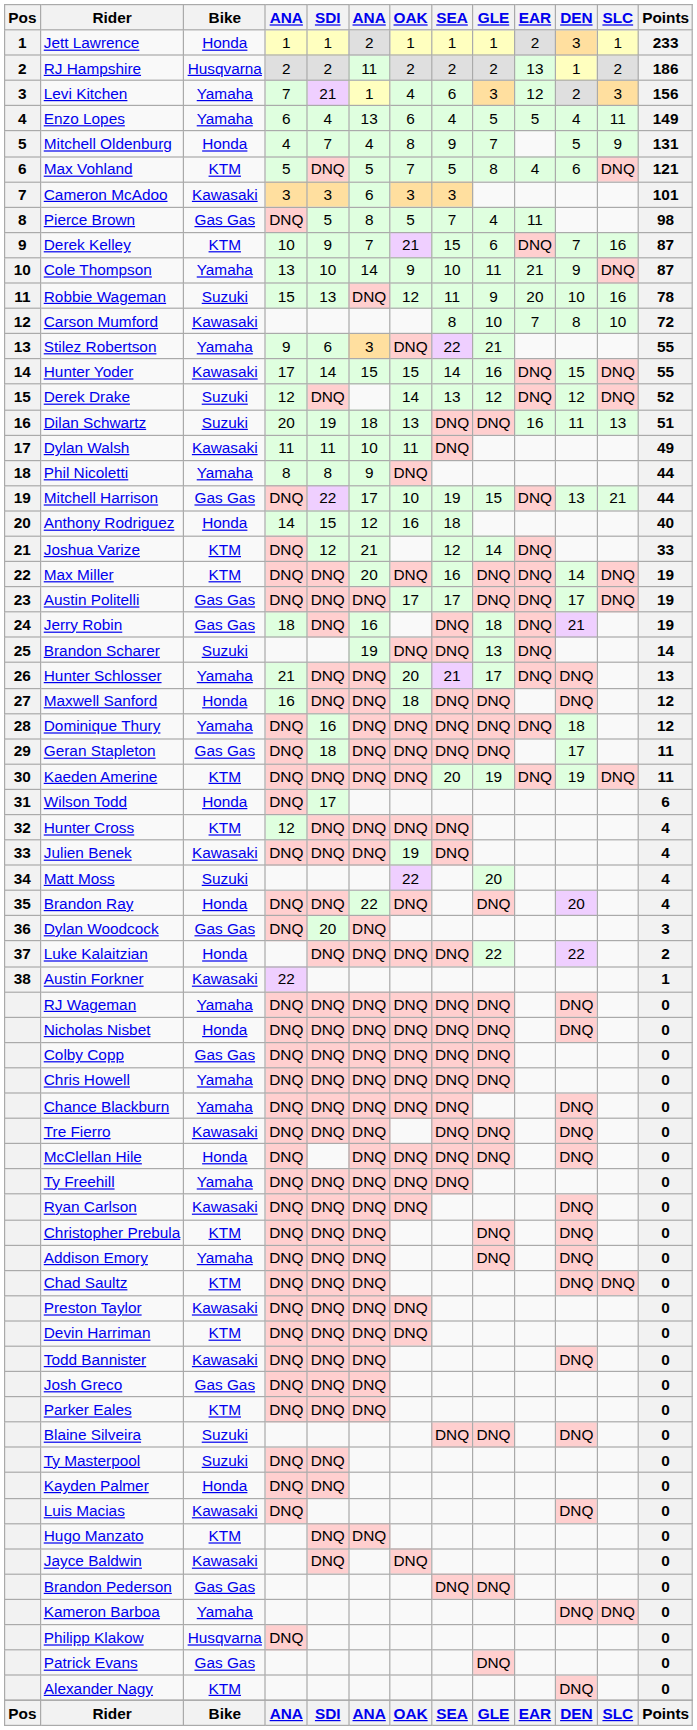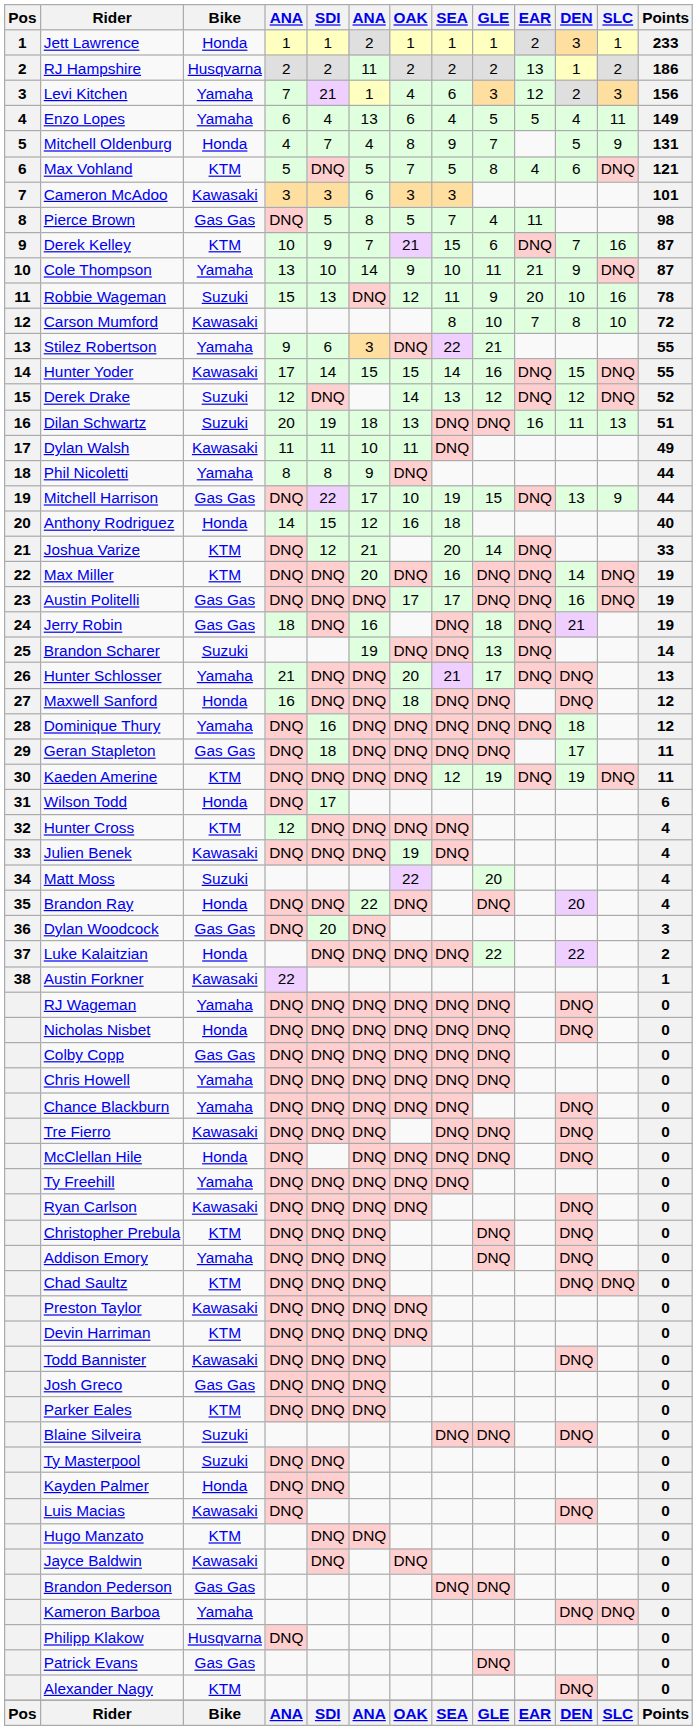(618, 498) 21 -> (618, 498) 9
(452, 549) 12 -> (452, 549) 20
(576, 599) 17 -> (576, 599) 16
(452, 776) 20 -> (452, 776) 12
